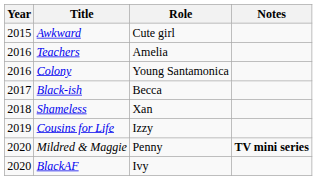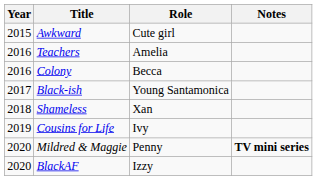(181, 71) Young Santamonica -> (147, 71) Becca
(147, 90) Becca -> (181, 90) Young Santamonica
(143, 128) Izzy -> (140, 128) Ivy
(140, 166) Ivy -> (143, 166) Izzy
